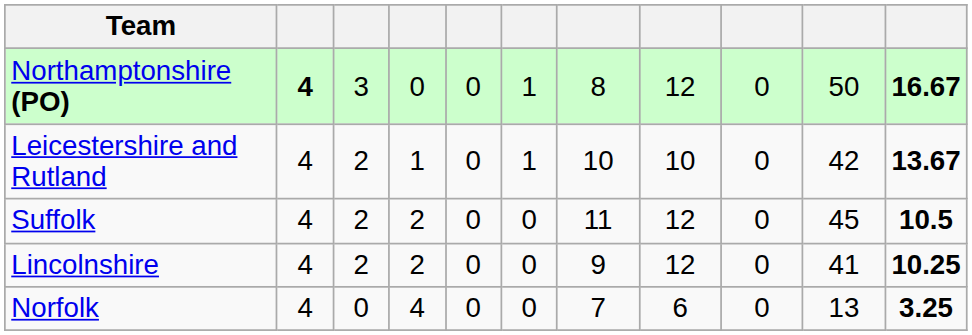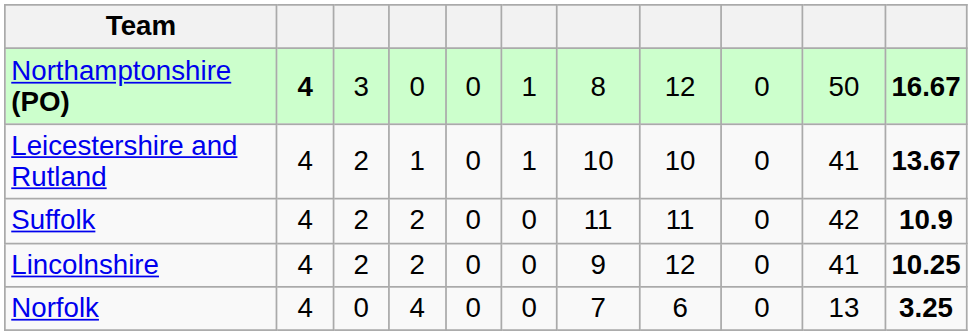(844, 160) 42 -> (844, 160) 41
(680, 220) 12 -> (680, 220) 11
(844, 220) 45 -> (844, 220) 42
(926, 220) 10.5 -> (926, 220) 10.9
